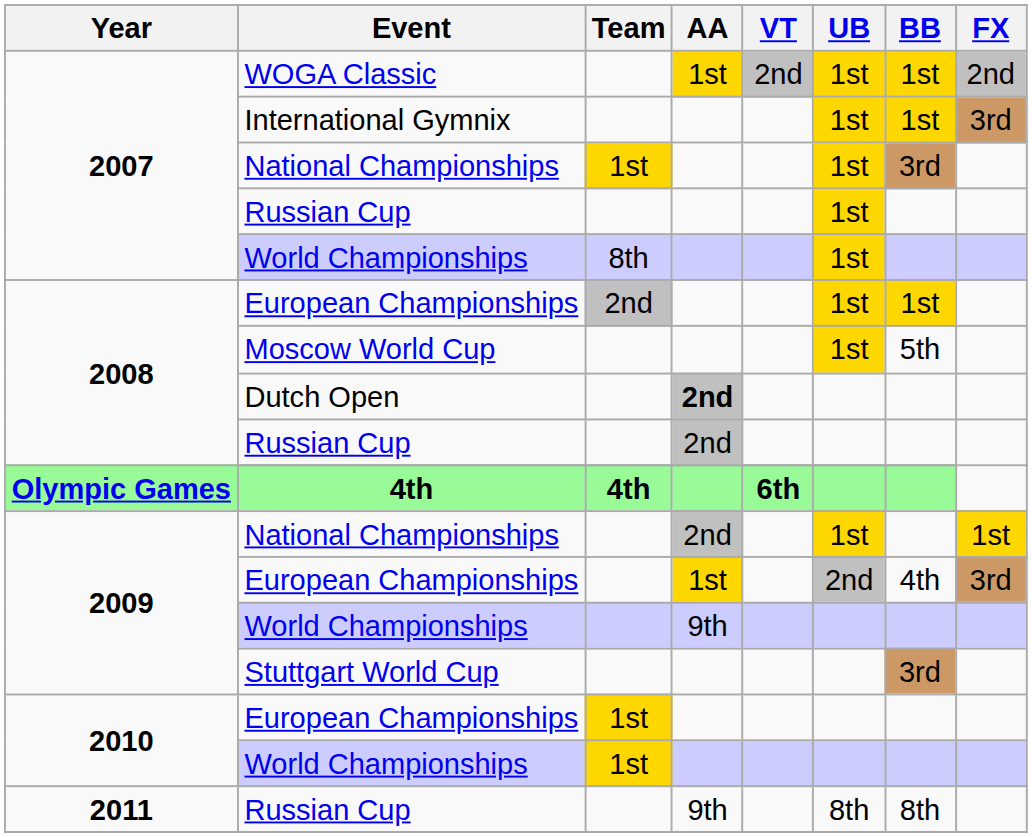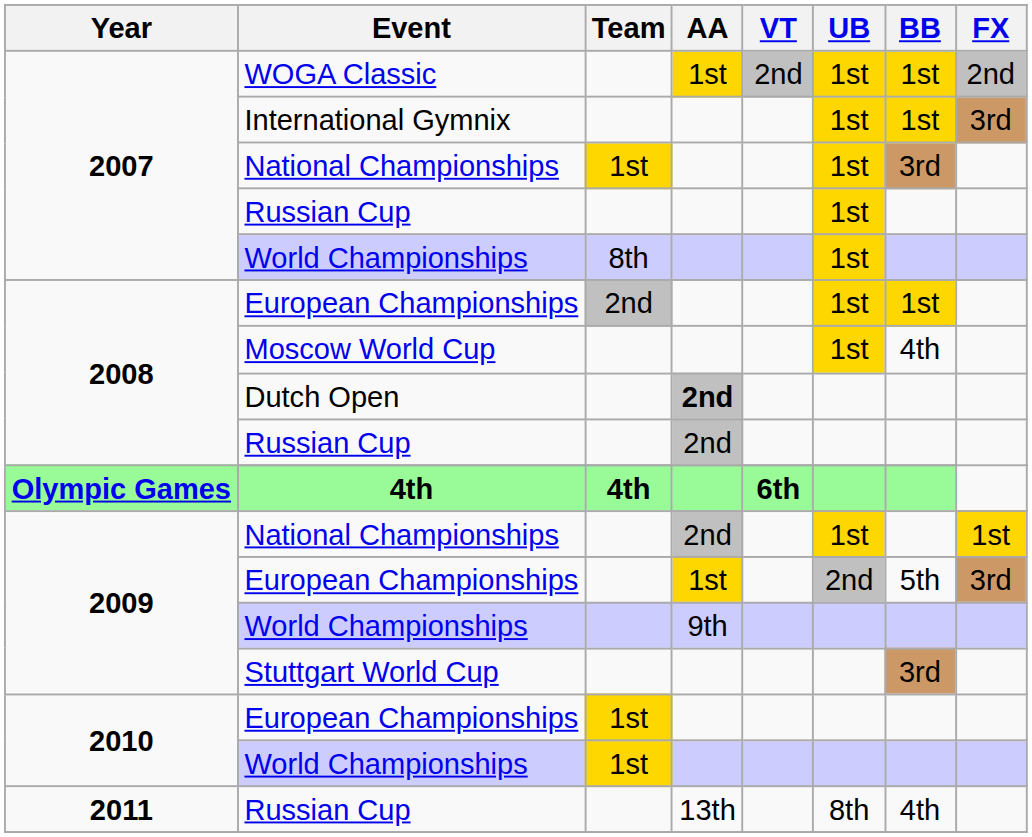(920, 350) 5th -> (920, 350) 4th
(920, 580) 4th -> (920, 580) 5th
(708, 809) 9th -> (708, 809) 13th
(920, 809) 8th -> (920, 809) 4th
